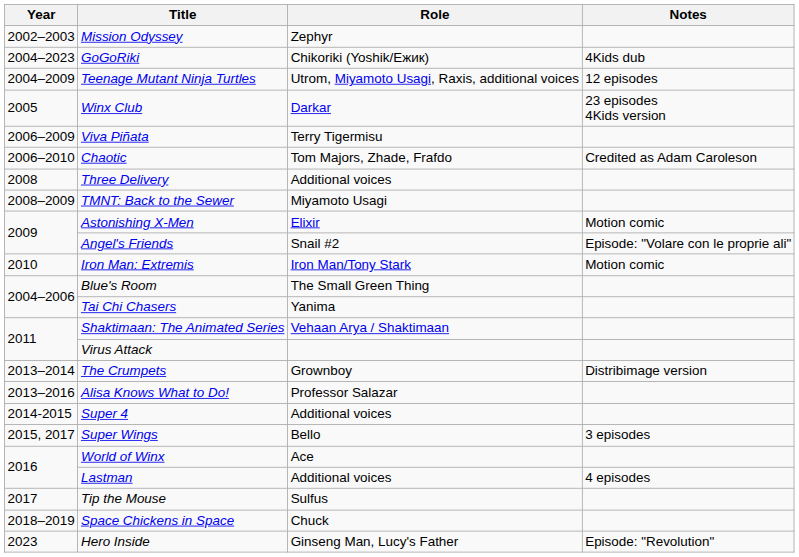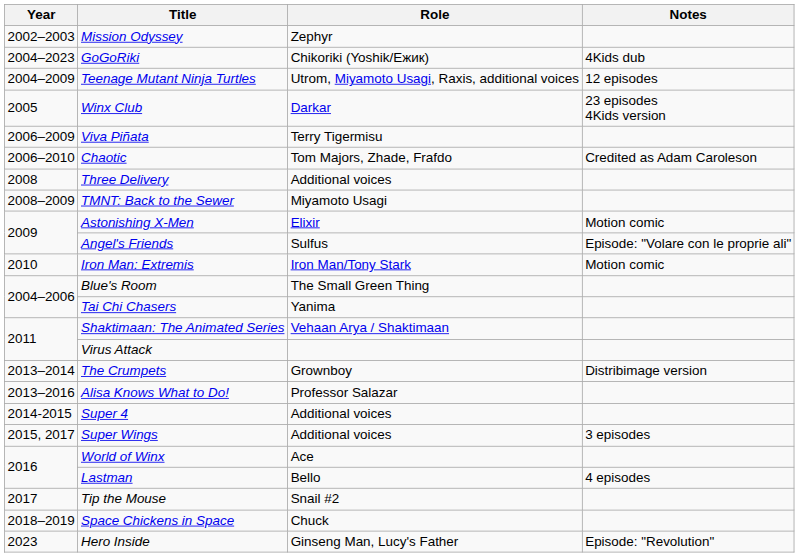(315, 243) Snail #2 -> (309, 243) Sulfus
(306, 435) Bello -> (341, 435) Additional voices
(341, 477) Additional voices -> (306, 477) Bello
(309, 499) Sulfus -> (315, 499) Snail #2
